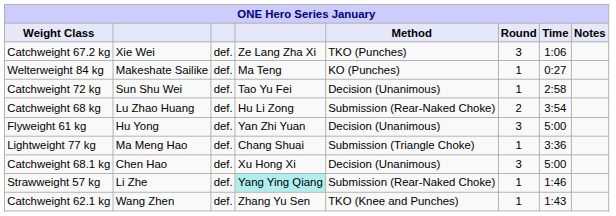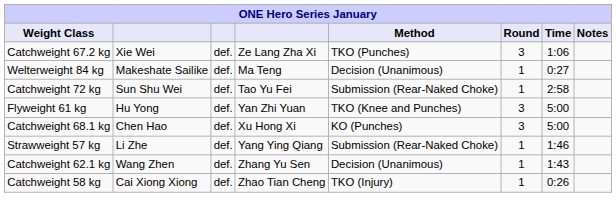(364, 70) KO (Punches) -> (387, 70) Decision (Unanimous)
(384, 89) Decision (Unanimous) -> (414, 89) Submission (Rear-Naked Choke)
- row: (54, 107)
(384, 126) Decision (Unanimous) -> (396, 107) TKO (Knee and Punches)
- row: (51, 145)
(384, 164) Decision (Unanimous) -> (367, 126) KO (Punches)
(280, 183) paleturquoise background -> (280, 145) no background
(393, 201) TKO (Knee and Punches) -> (387, 164) Decision (Unanimous)
+ row: (54, 183)
